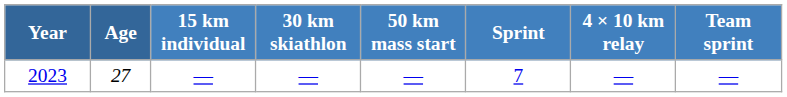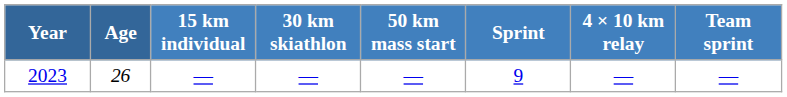(121, 75) 27 -> (121, 75) 26
(518, 75) 7 -> (518, 75) 9
